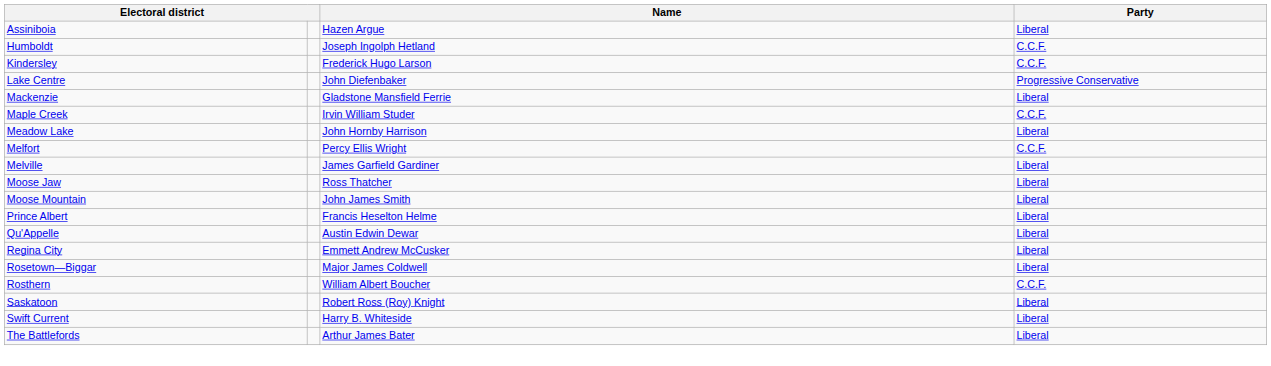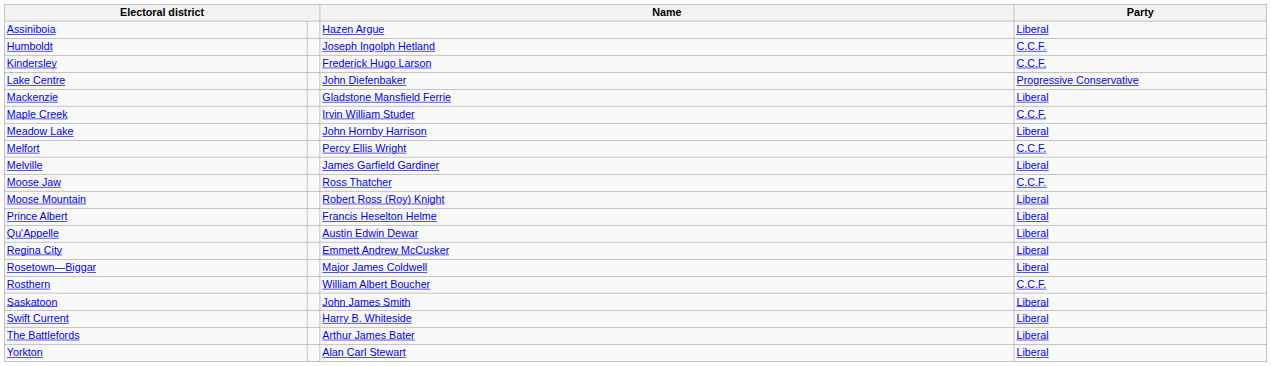(1033, 183) Liberal -> (1031, 183) C.C.F.
(366, 200) John James Smith -> (383, 200) Robert Ross (Roy) Knight
(383, 302) Robert Ross (Roy) Knight -> (366, 302) John James Smith
+ row: (25, 353)
